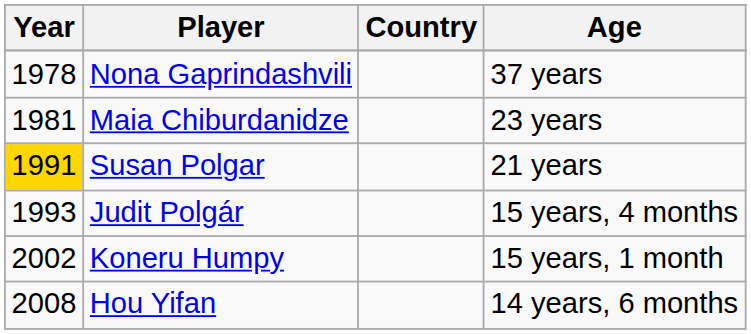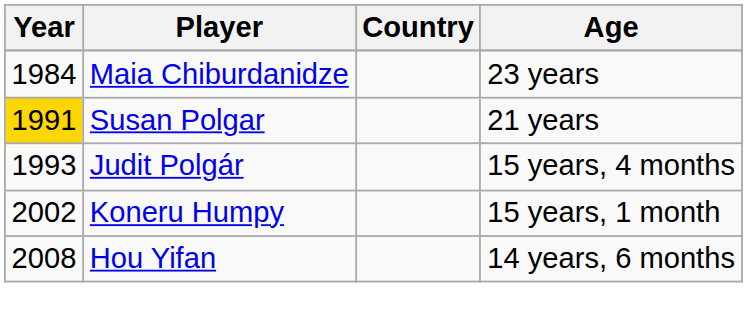- row: (221, 73)
(44, 119) 1981 -> (44, 73) 1984
